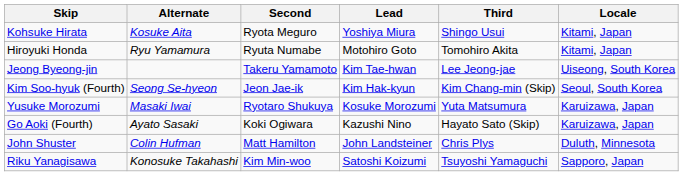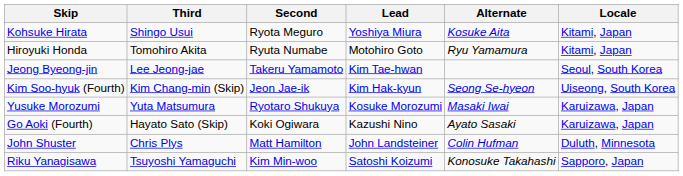columns swapped: (498, 13) <-> (184, 13)
(618, 69) Uiseong, South Korea -> (612, 69) Seoul, South Korea
(612, 87) Seoul, South Korea -> (618, 87) Uiseong, South Korea
